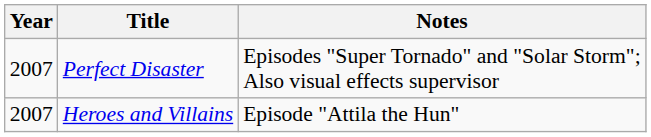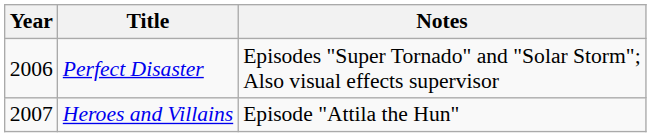(31, 68) 2007 -> (31, 68) 2006
